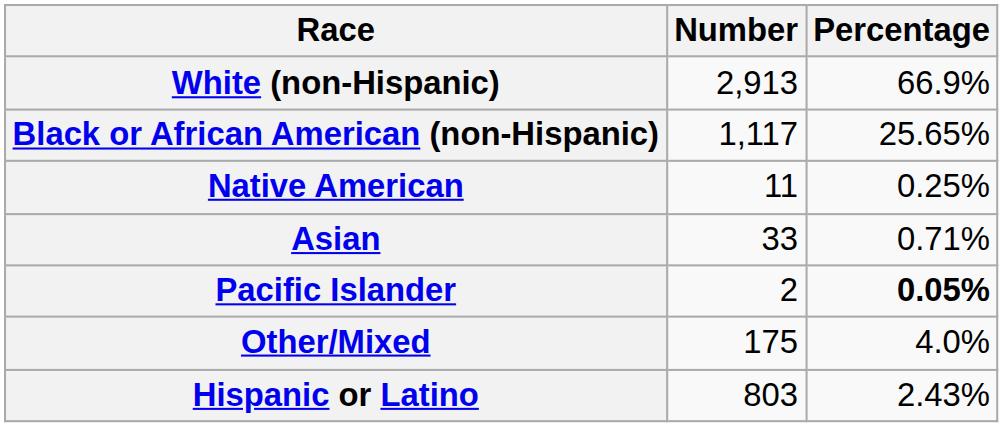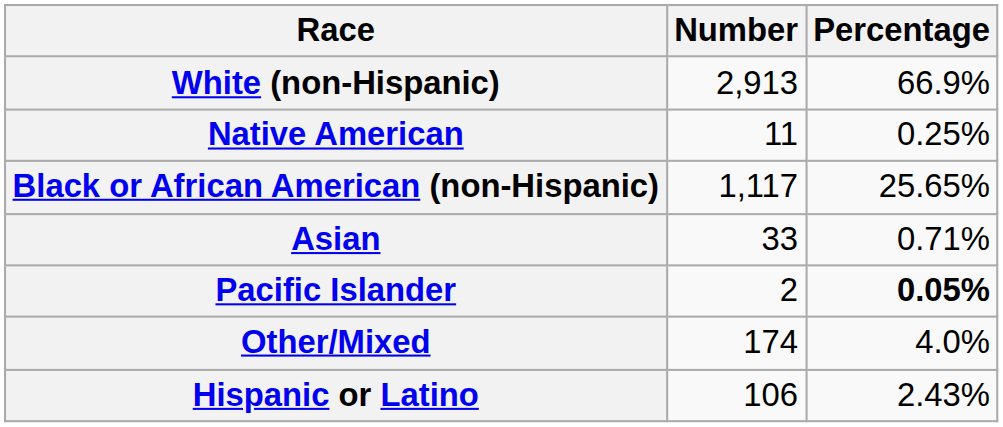rows swapped: (336, 134) <-> (336, 186)
(771, 342) 175 -> (771, 342) 174
(771, 394) 803 -> (771, 394) 106
